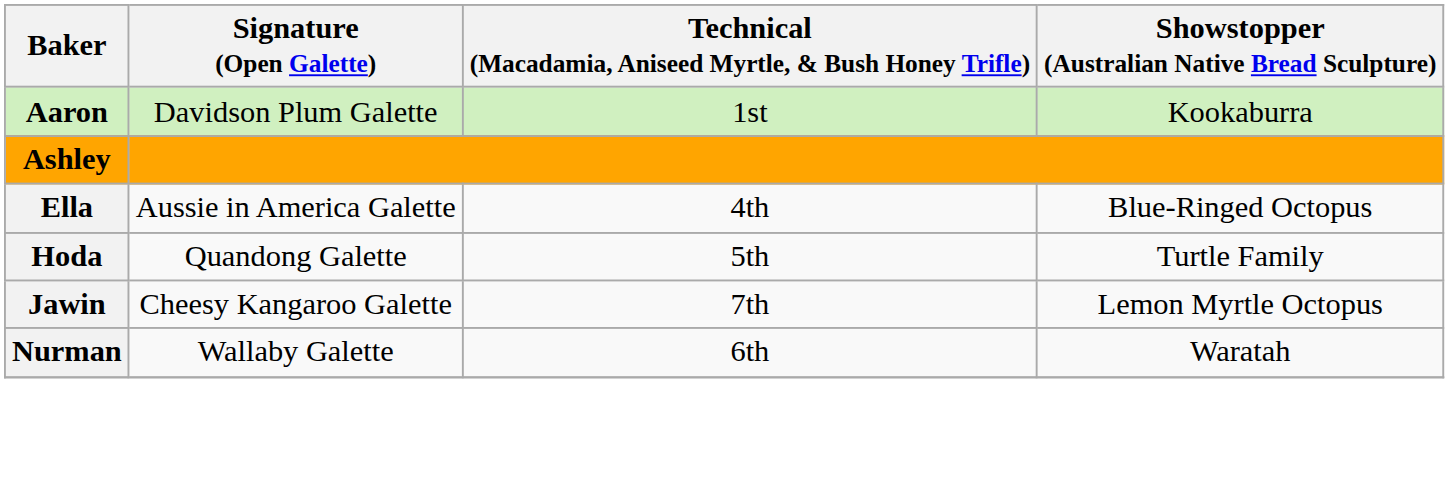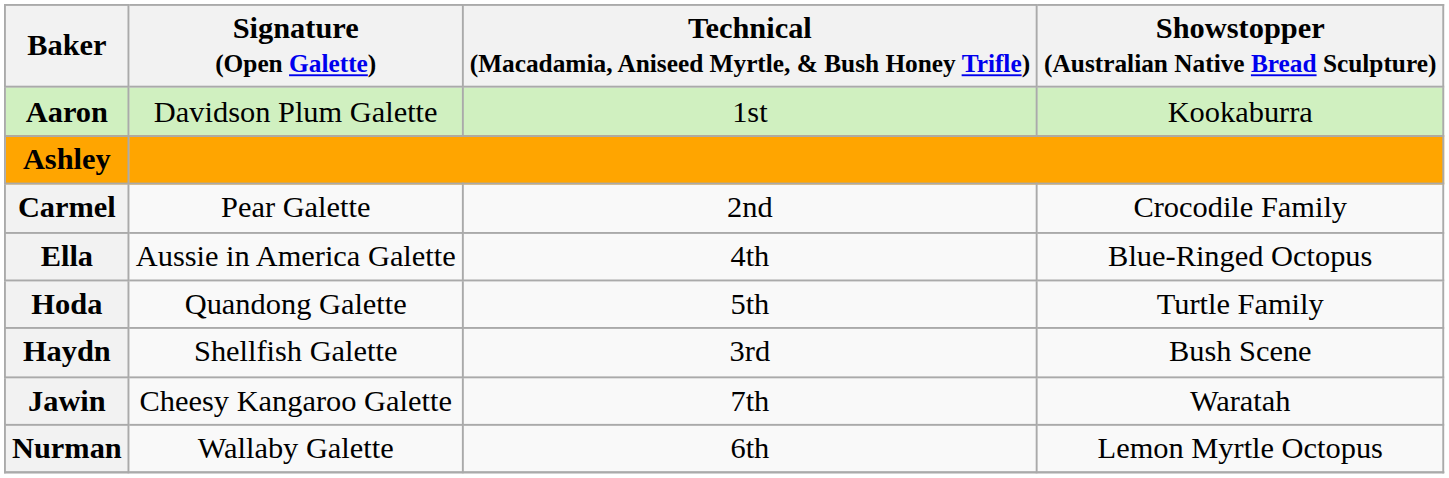+ row: (67, 207)
+ row: (67, 352)
(1240, 303) Lemon Myrtle Octopus -> (1240, 400) Waratah
(1240, 352) Waratah -> (1240, 448) Lemon Myrtle Octopus
